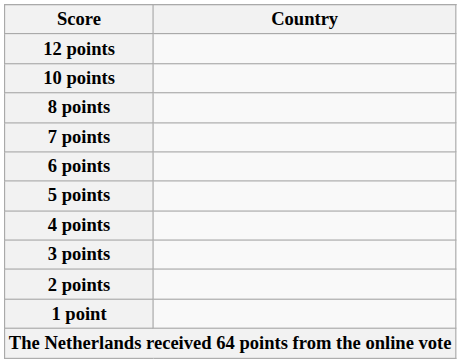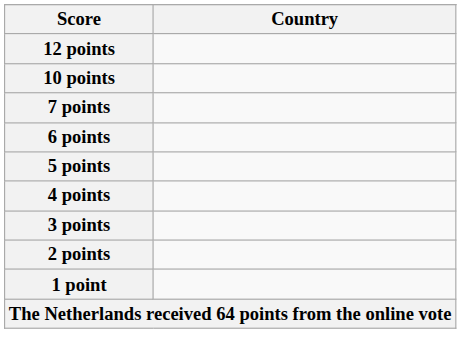- row: (79, 107)
